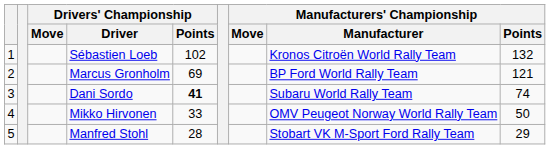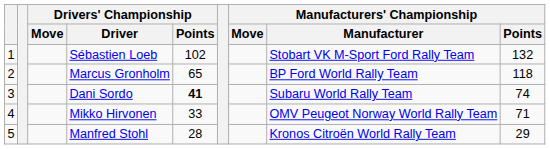(363, 54) Kronos Citroën World Rally Team -> (372, 54) Stobart VK M-Sport Ford Rally Team
(195, 74) 69 -> (195, 74) 65
(523, 74) 121 -> (523, 74) 118
(523, 114) 50 -> (523, 114) 71
(372, 134) Stobart VK M-Sport Ford Rally Team -> (363, 134) Kronos Citroën World Rally Team
